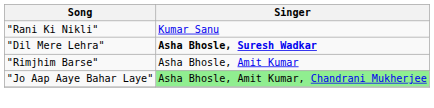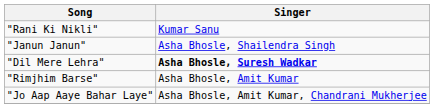+ row: (46, 46)
(292, 79) lightgreen background -> (292, 95) no background
